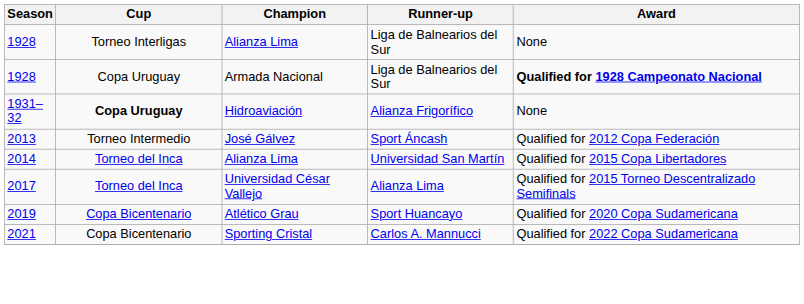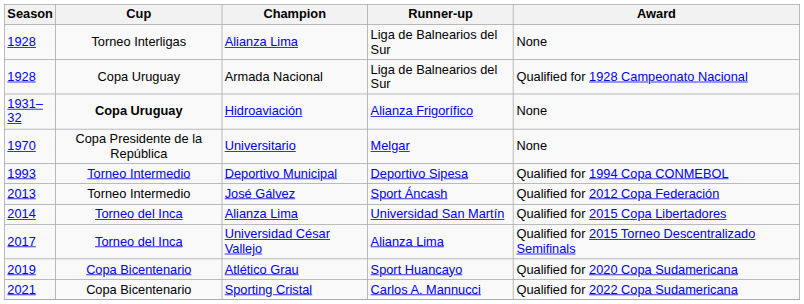(639, 76) bold -> (632, 76) normal
+ row: (260, 146)
+ row: (281, 173)
